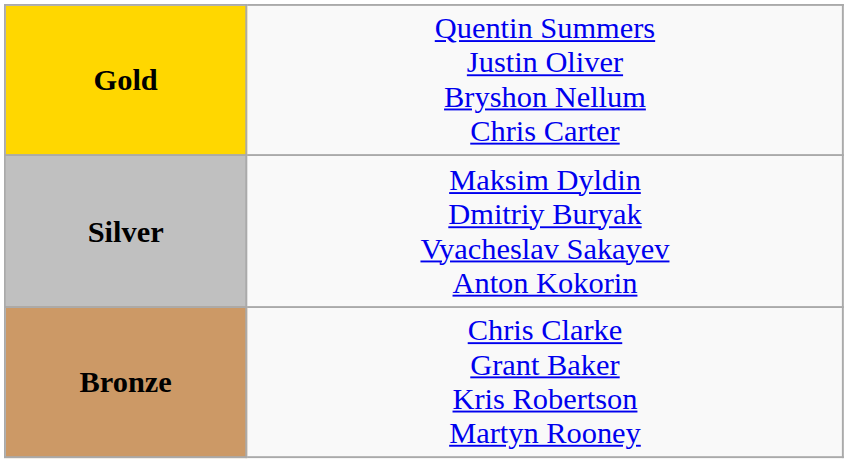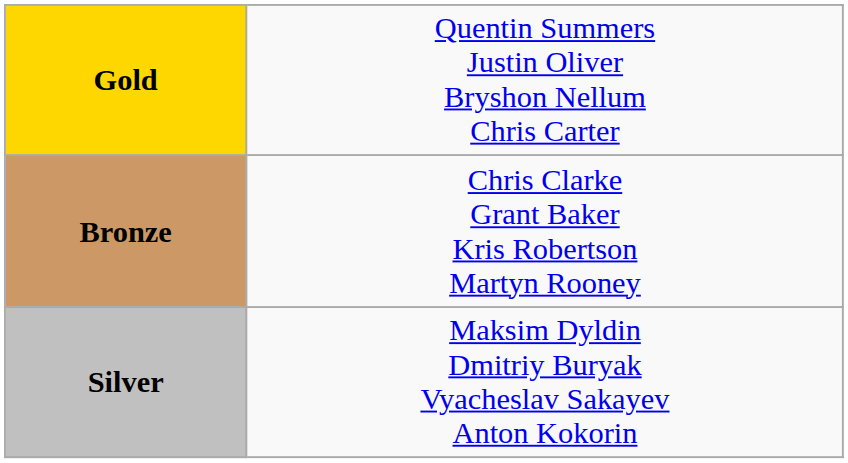rows swapped: (126, 230) <-> (126, 381)
